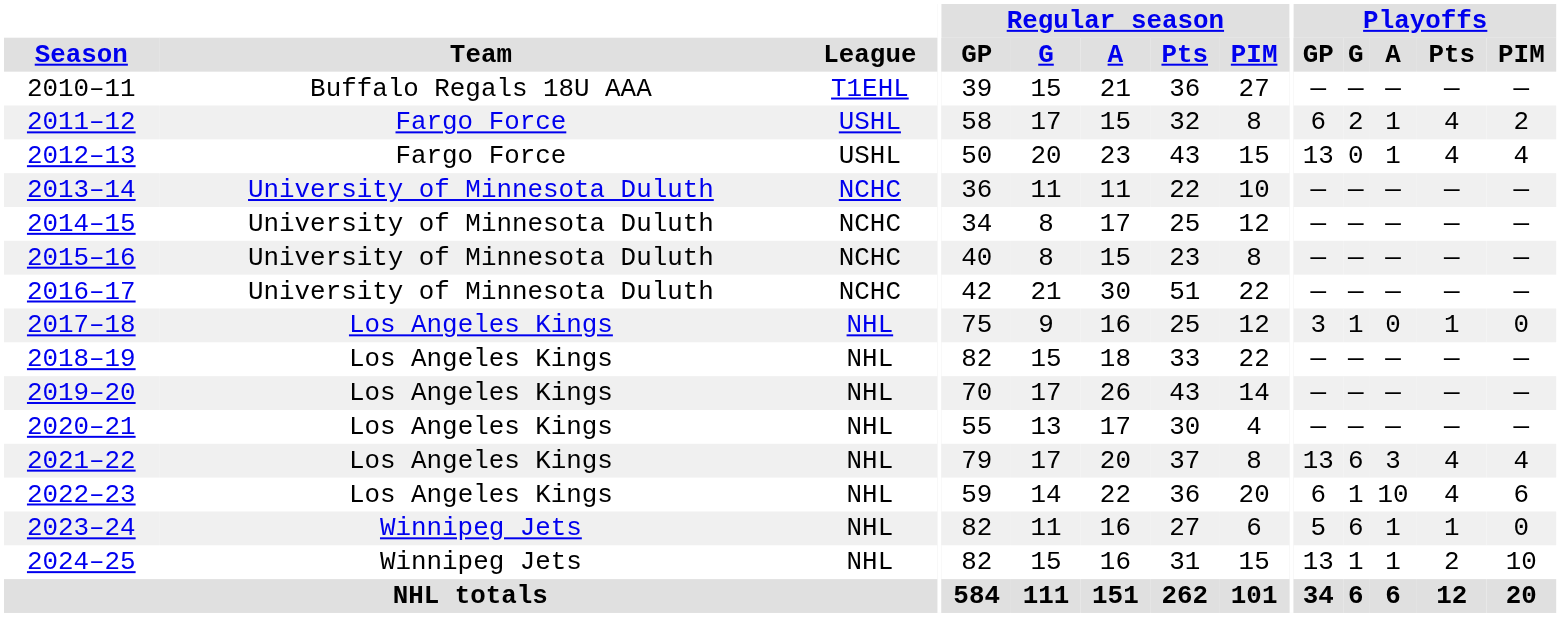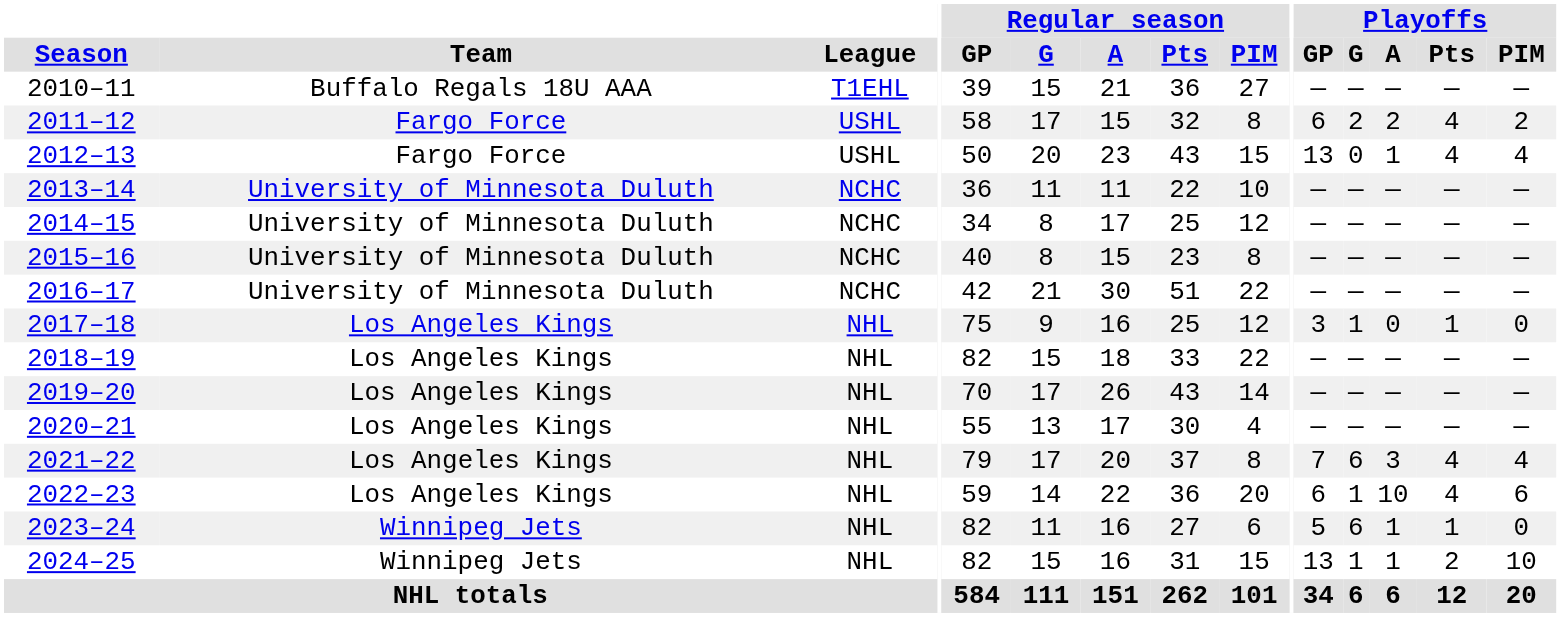(1393, 122) 1 -> (1393, 122) 2
(1318, 461) 13 -> (1318, 461) 7
